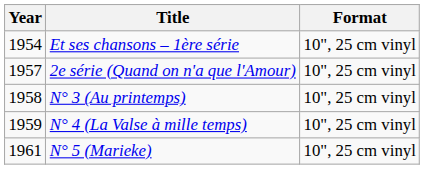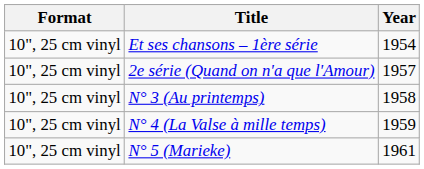columns swapped: (25, 17) <-> (360, 17)
